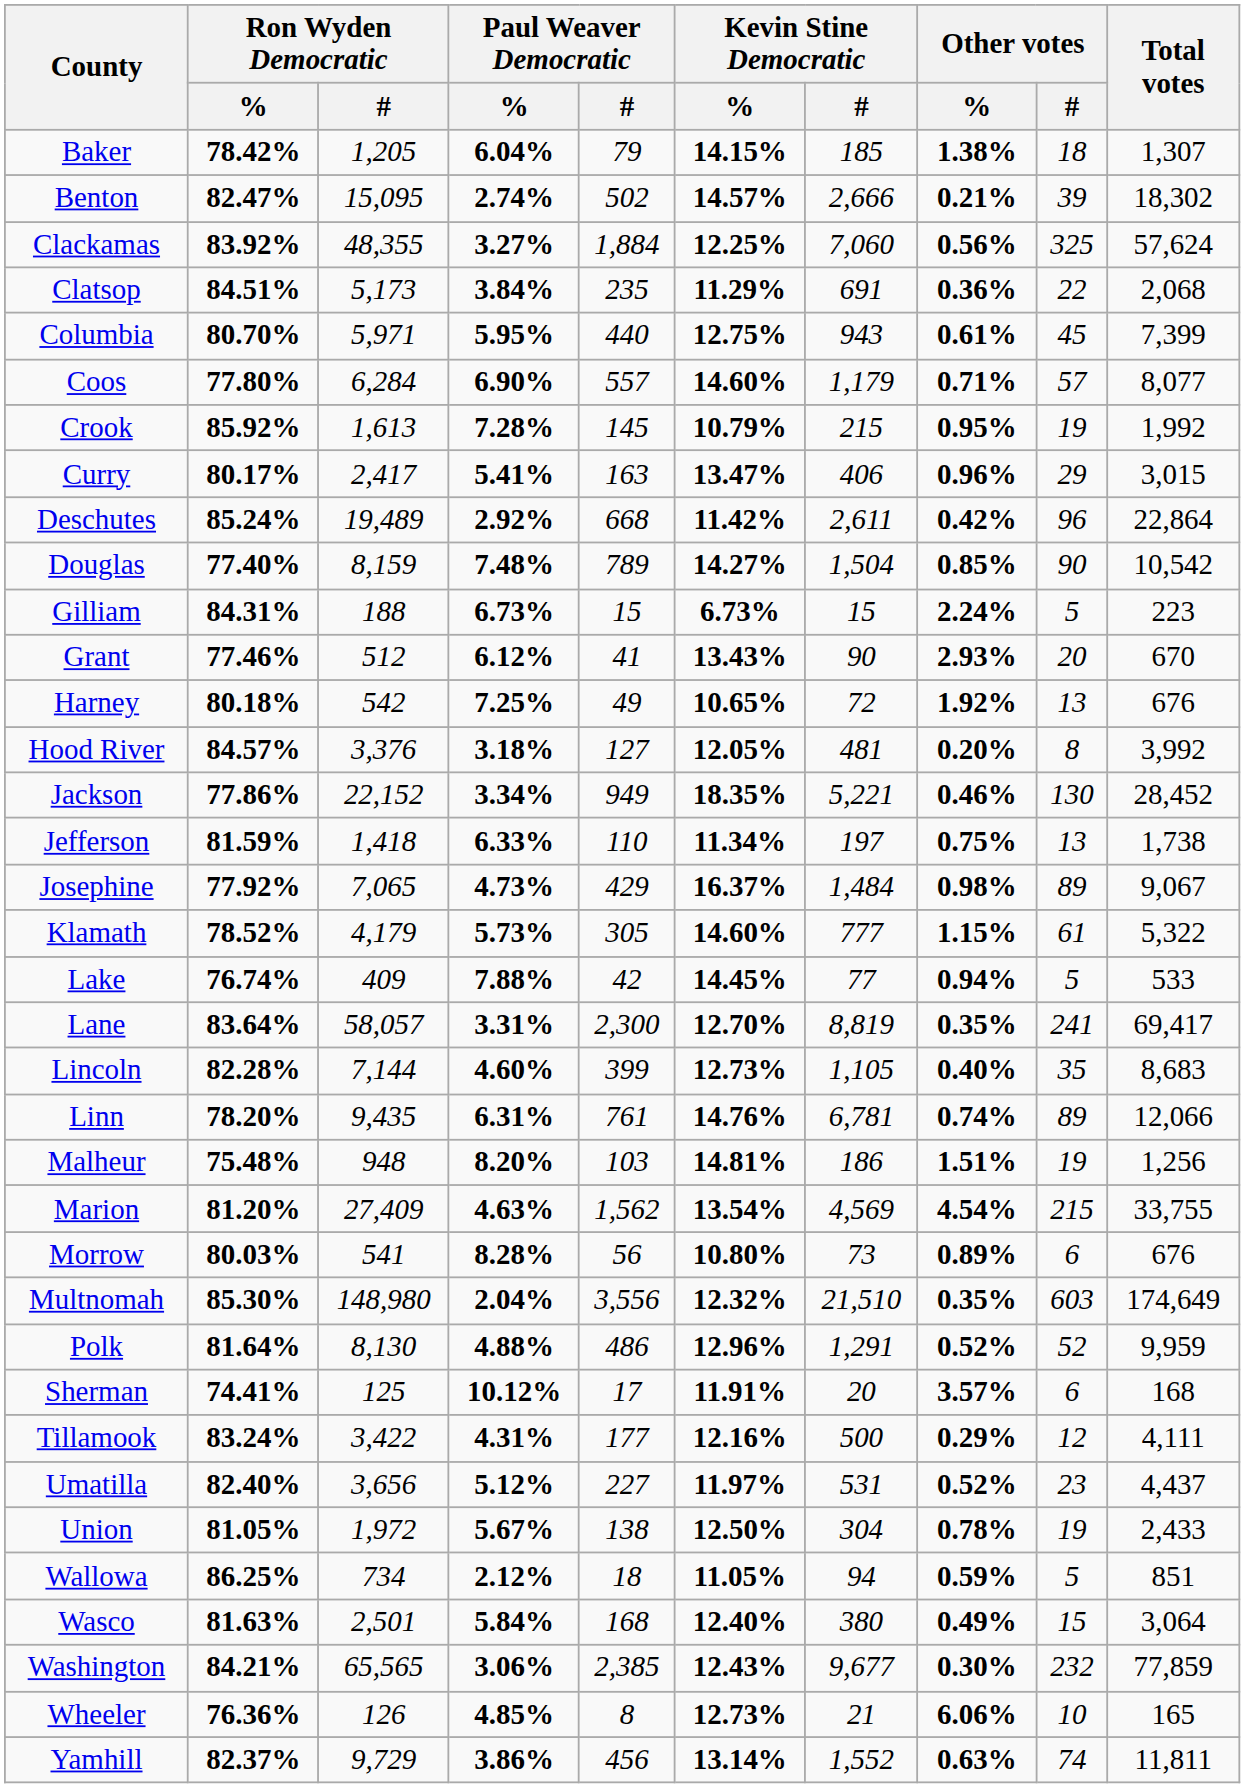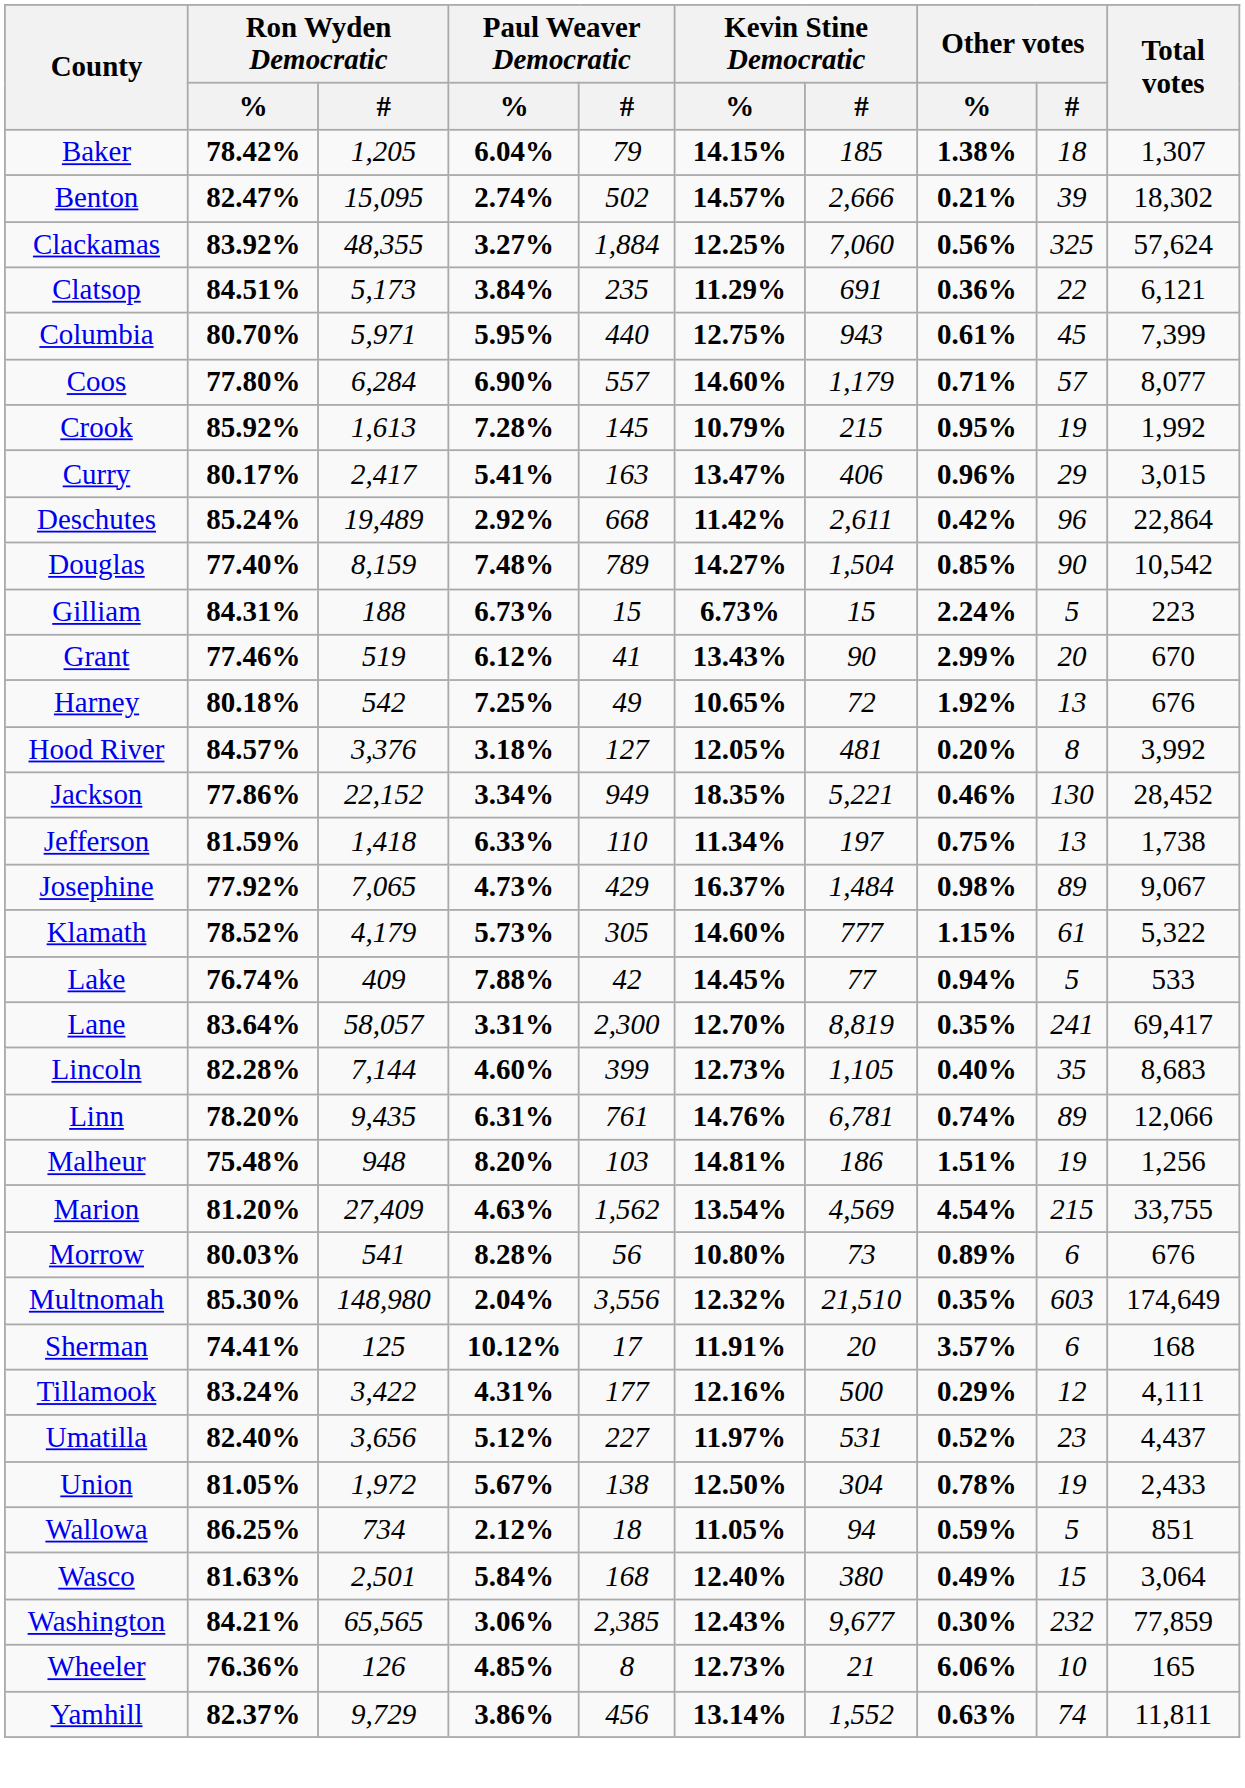(1173, 289) 2,068 -> (1173, 289) 6,121
(384, 657) 512 -> (384, 657) 519
(977, 657) 2.93% -> (977, 657) 2.99%
- row: (97, 1346)
